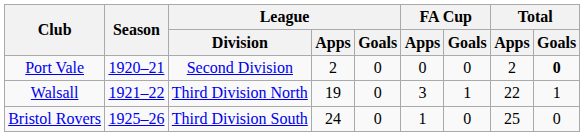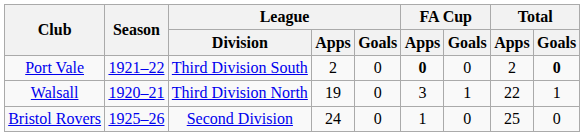(136, 67) 1920–21 -> (136, 67) 1921–22
(240, 67) Second Division -> (240, 67) Third Division South
(422, 67) normal -> (422, 67) bold
(136, 93) 1921–22 -> (136, 93) 1920–21
(240, 118) Third Division South -> (240, 118) Second Division
